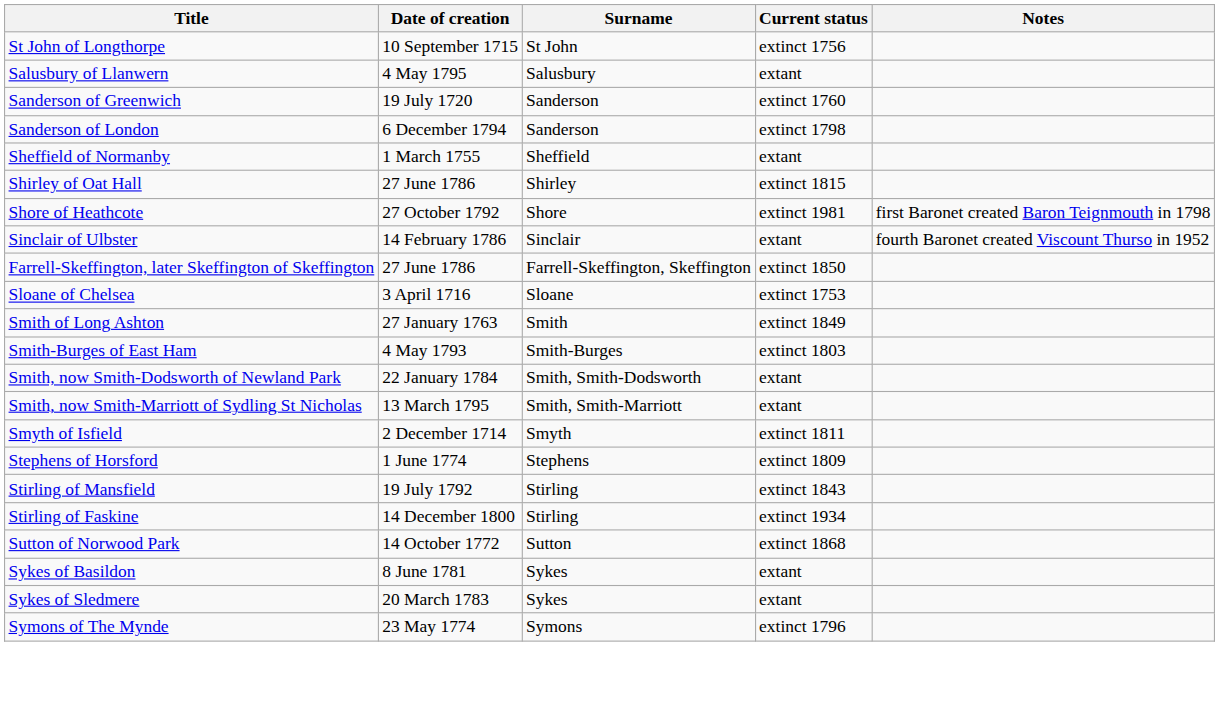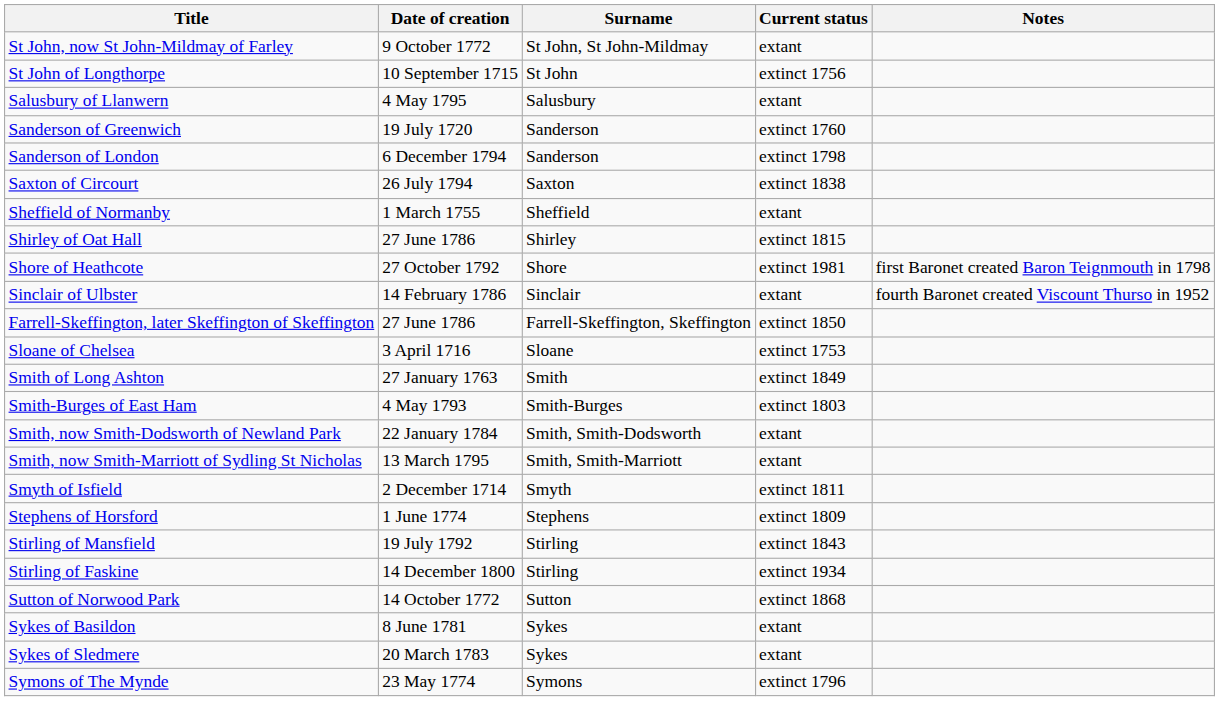+ row: (151, 45)
+ row: (73, 184)
